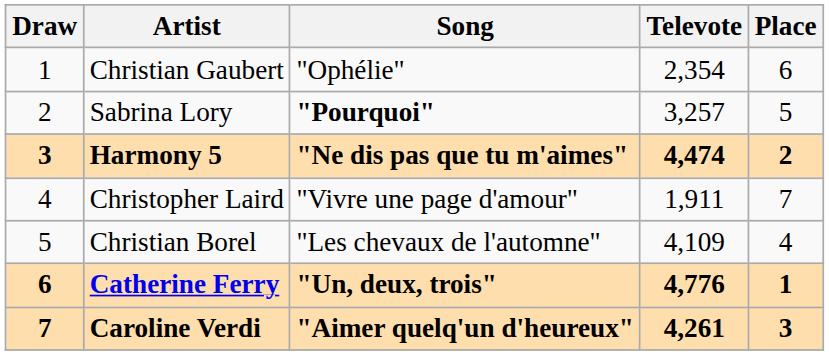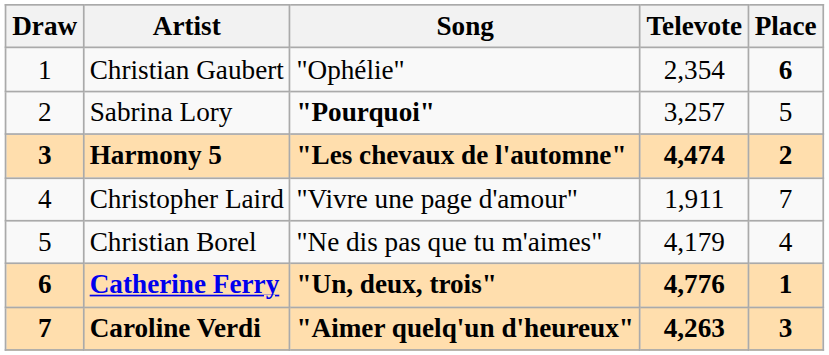(786, 69) normal -> (786, 69) bold
(462, 155) "Ne dis pas que tu m'aimes" -> (461, 155) "Les chevaux de l'automne"
(449, 241) "Les chevaux de l'automne" -> (449, 241) "Ne dis pas que tu m'aimes"
(694, 241) 4,109 -> (694, 241) 4,179
(694, 328) 4,261 -> (694, 328) 4,263
